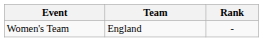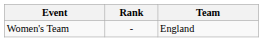columns swapped: (155, 12) <-> (232, 12)
